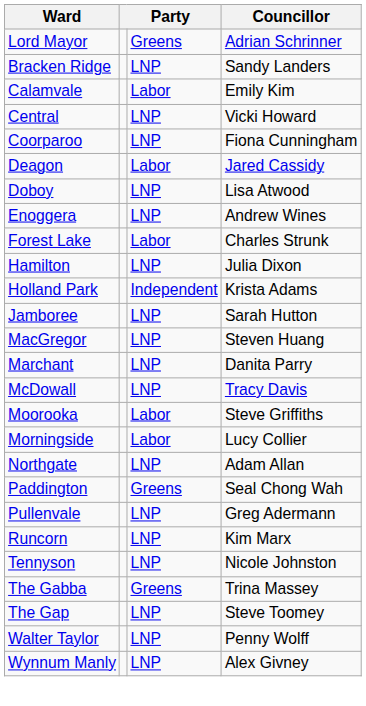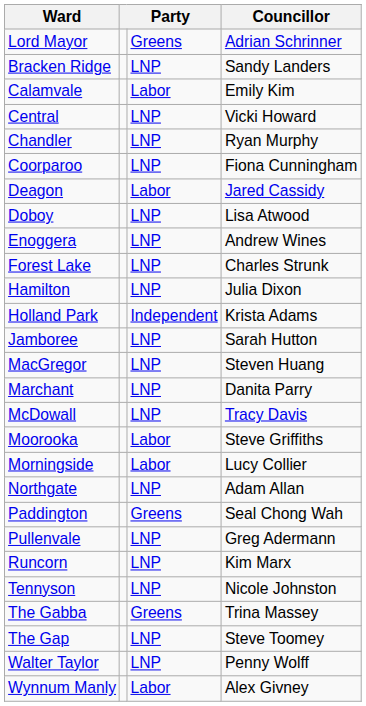+ row: (40, 141)
(151, 240) Labor -> (146, 265) LNP
(146, 663) LNP -> (151, 688) Labor
